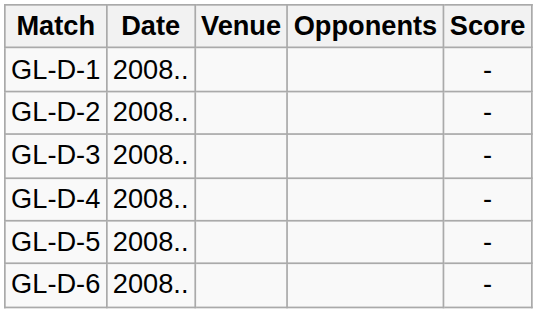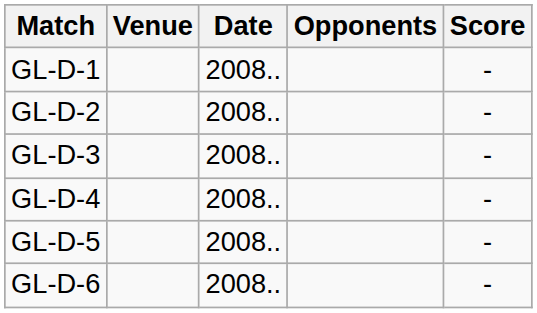columns swapped: (151, 26) <-> (241, 26)
